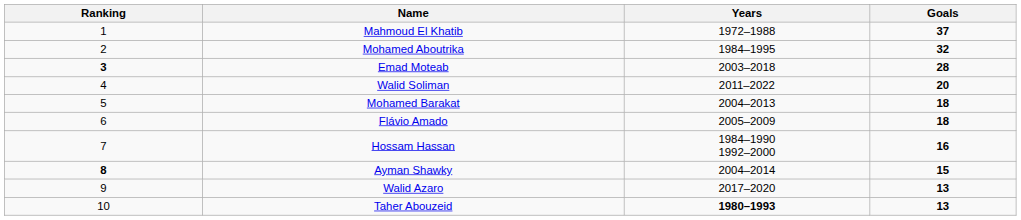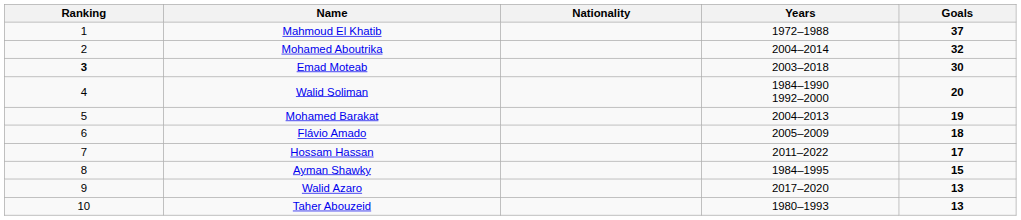+ column: (601, 13)
(747, 49) 1984–1995 -> (800, 49) 2004–2014
(943, 67) 28 -> (957, 67) 30
(747, 85) 2011–2022 -> (800, 91) 1984–1990 1992–2000
(943, 103) 18 -> (957, 116) 19
(747, 146) 1984–1990 1992–2000 -> (800, 152) 2011–2022
(943, 146) 16 -> (957, 152) 17
(104, 170) bold -> (84, 170) normal
(747, 170) 2004–2014 -> (800, 170) 1984–1995
(747, 206) bold -> (800, 206) normal
